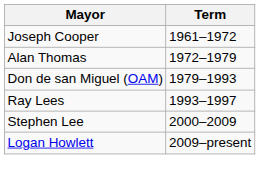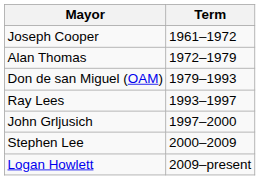+ row: (50, 121)
